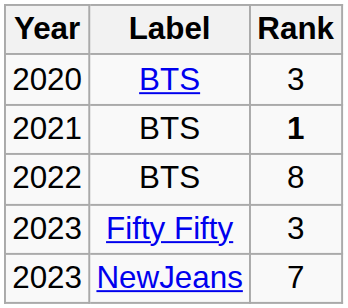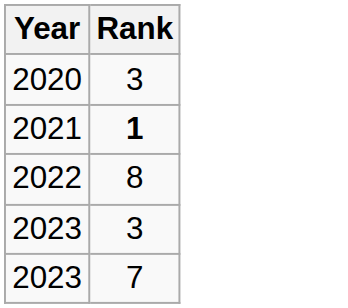- column: (170, 29)
